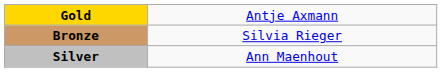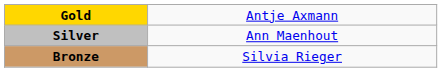rows swapped: (76, 56) <-> (76, 36)
